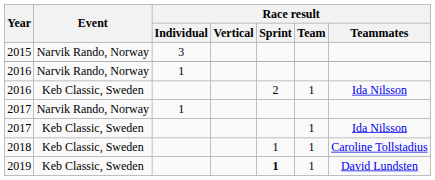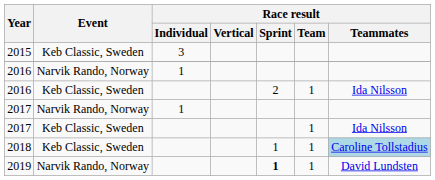(93, 52) Narvik Rando, Norway -> (93, 52) Keb Classic, Sweden
(379, 147) no background -> (379, 147) lightblue background
(93, 166) Keb Classic, Sweden -> (93, 166) Narvik Rando, Norway
